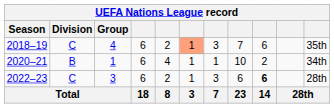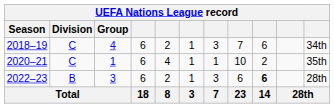(192, 45) lightsalmon background -> (192, 45) no background
(317, 45) 35th -> (317, 45) 34th
(72, 62) B -> (72, 62) C
(317, 62) 34th -> (317, 62) 35th
(72, 78) C -> (72, 78) B
